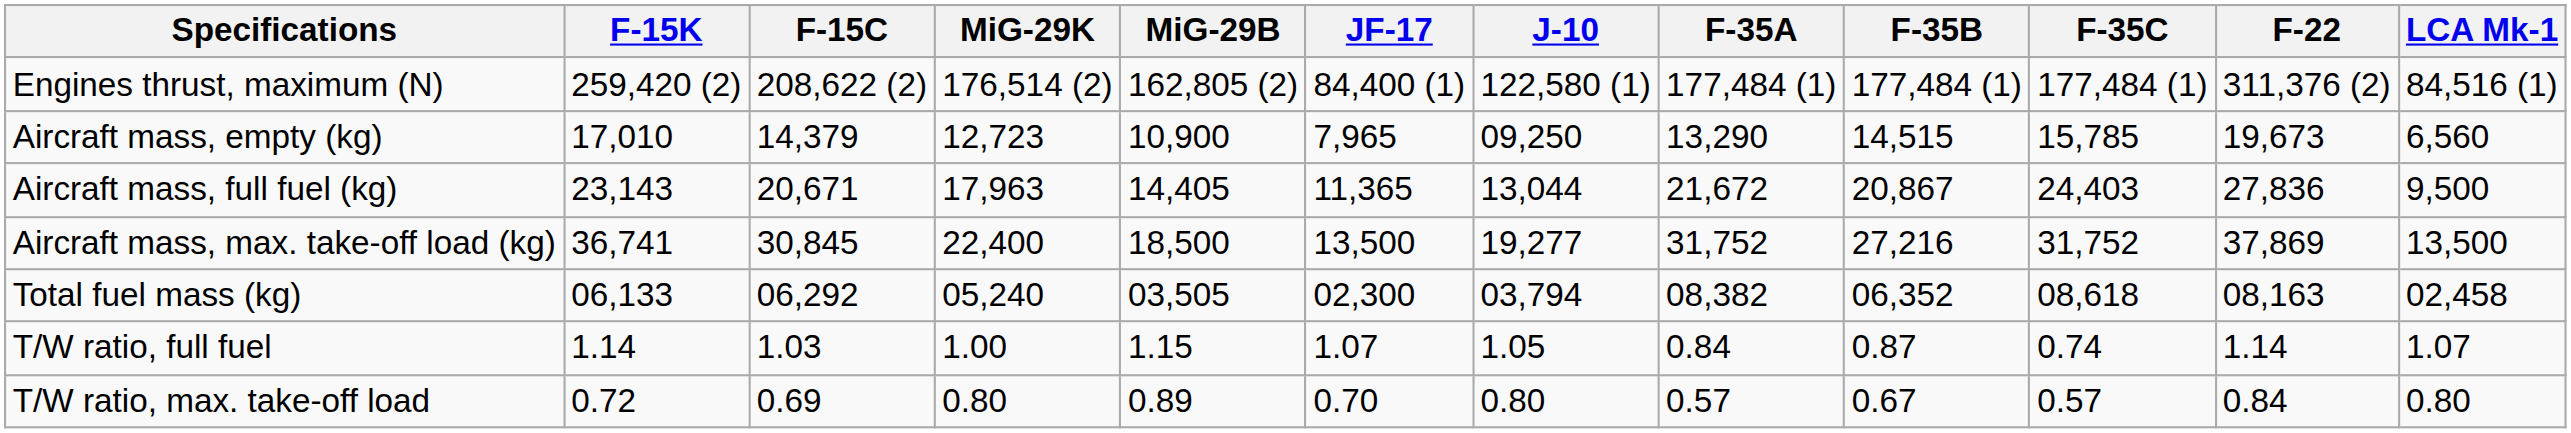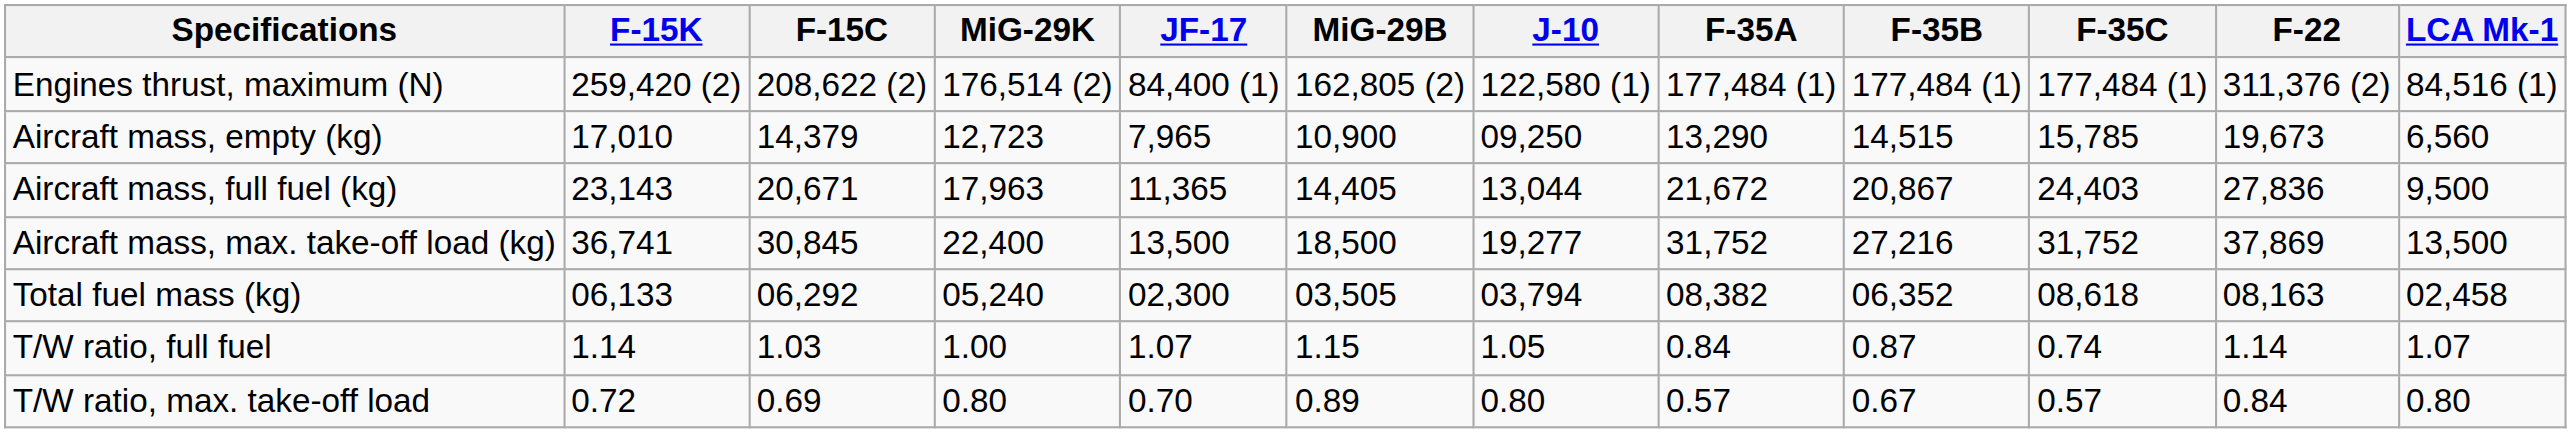columns swapped: (1213, 30) <-> (1389, 30)
